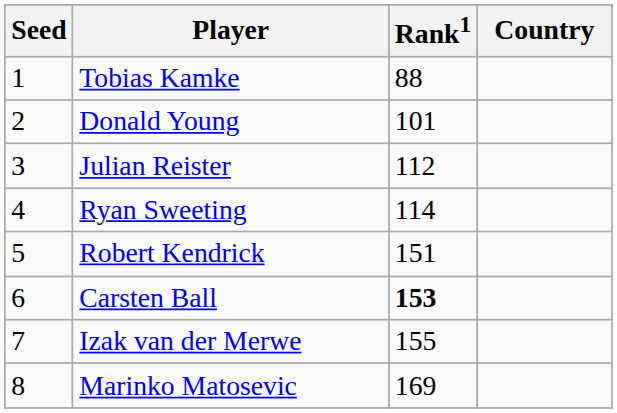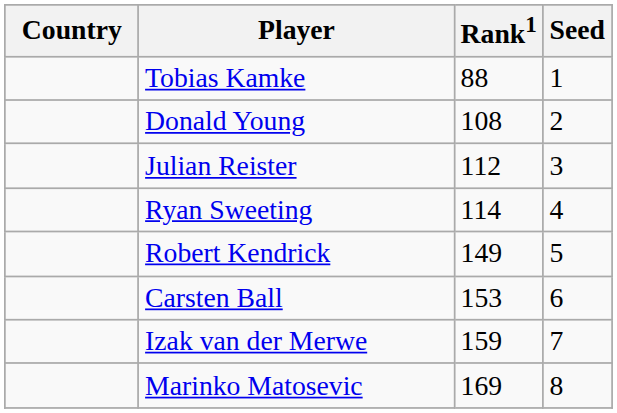columns swapped: (544, 30) <-> (39, 30)
(416, 121) 101 -> (481, 121) 108
(416, 253) 151 -> (481, 253) 149
(416, 297) bold -> (481, 297) normal
(416, 341) 155 -> (481, 341) 159
